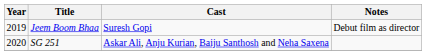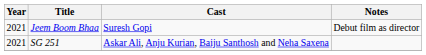(16, 27) 2019 -> (16, 27) 2021
(16, 43) 2020 -> (16, 43) 2021
